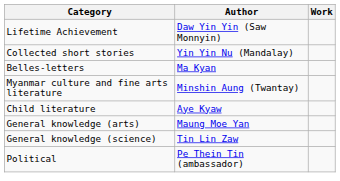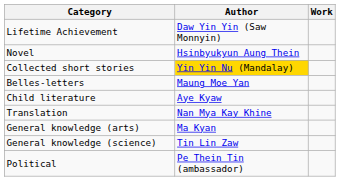+ row: (20, 53)
(235, 53) no background -> (235, 68) gold background
(197, 68) Ma Kyan -> (213, 83) Maung Moe Yan
- row: (87, 88)
+ row: (37, 113)
(213, 123) Maung Moe Yan -> (197, 128) Ma Kyan
